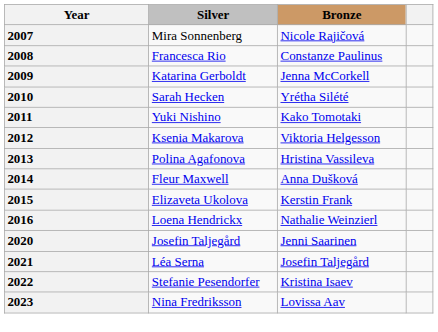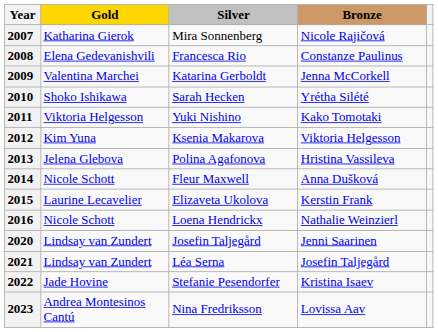+ column: (105, 14)
